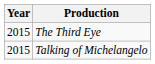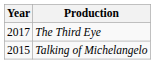(19, 31) 2015 -> (19, 31) 2017
